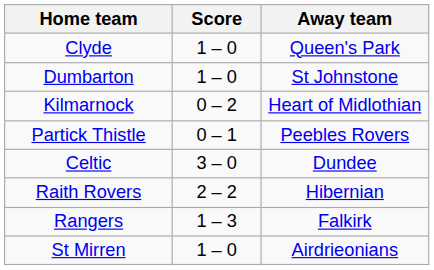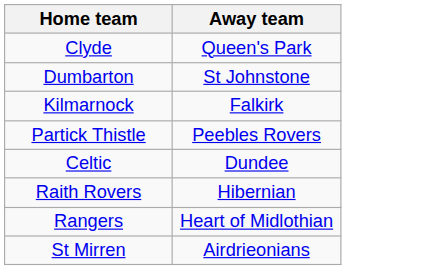- column: (217, 18)
(345, 105) Heart of Midlothian -> (257, 105) Falkirk
(345, 221) Falkirk -> (257, 221) Heart of Midlothian
